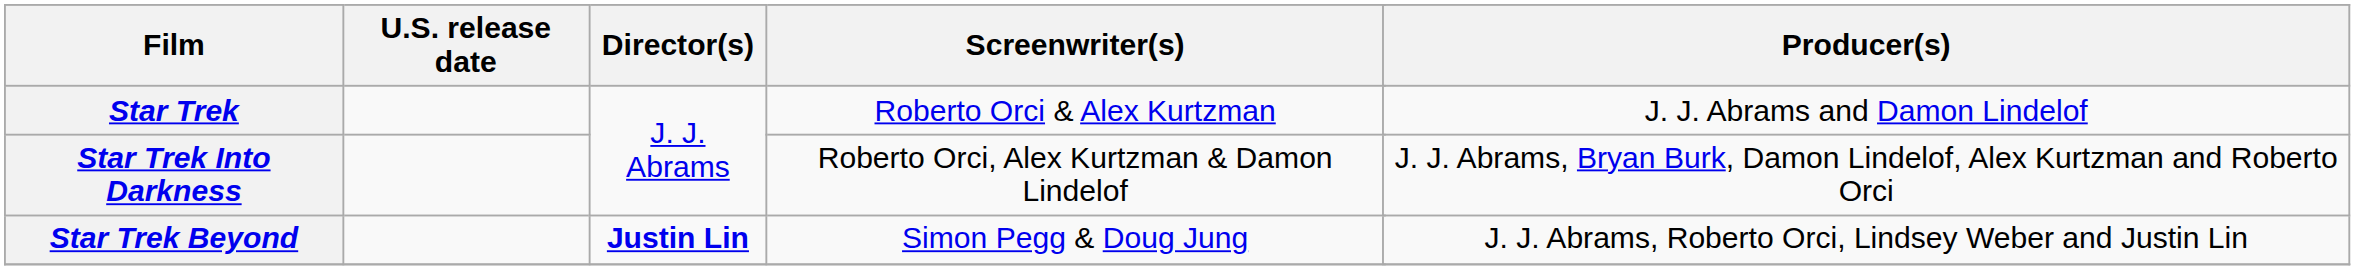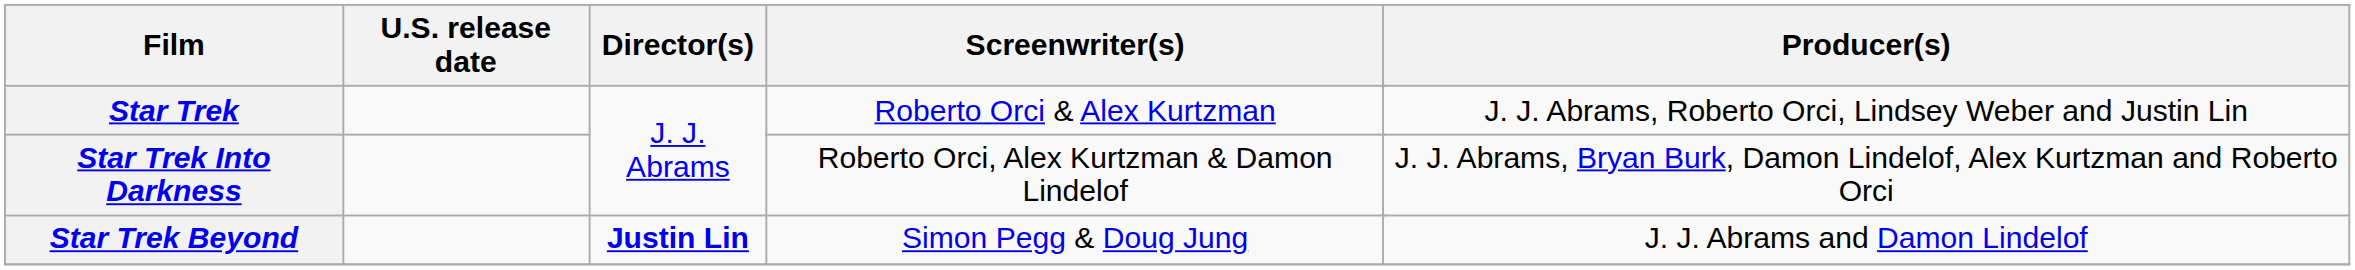(1866, 109) J. J. Abrams and Damon Lindelof -> (1866, 109) J. J. Abrams, Roberto Orci, Lindsey Weber and Justin Lin
(1866, 239) J. J. Abrams, Roberto Orci, Lindsey Weber and Justin Lin -> (1866, 239) J. J. Abrams and Damon Lindelof
